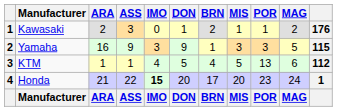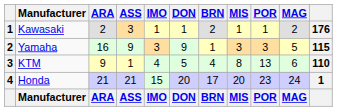(157, 29) 0 -> (157, 29) 1
(103, 63) 1 -> (103, 63) 9
(239, 63) 5 -> (239, 63) 8
(321, 63) 112 -> (321, 63) 110
(130, 80) 22 -> (130, 80) 21
(157, 80) bold -> (157, 80) normal
